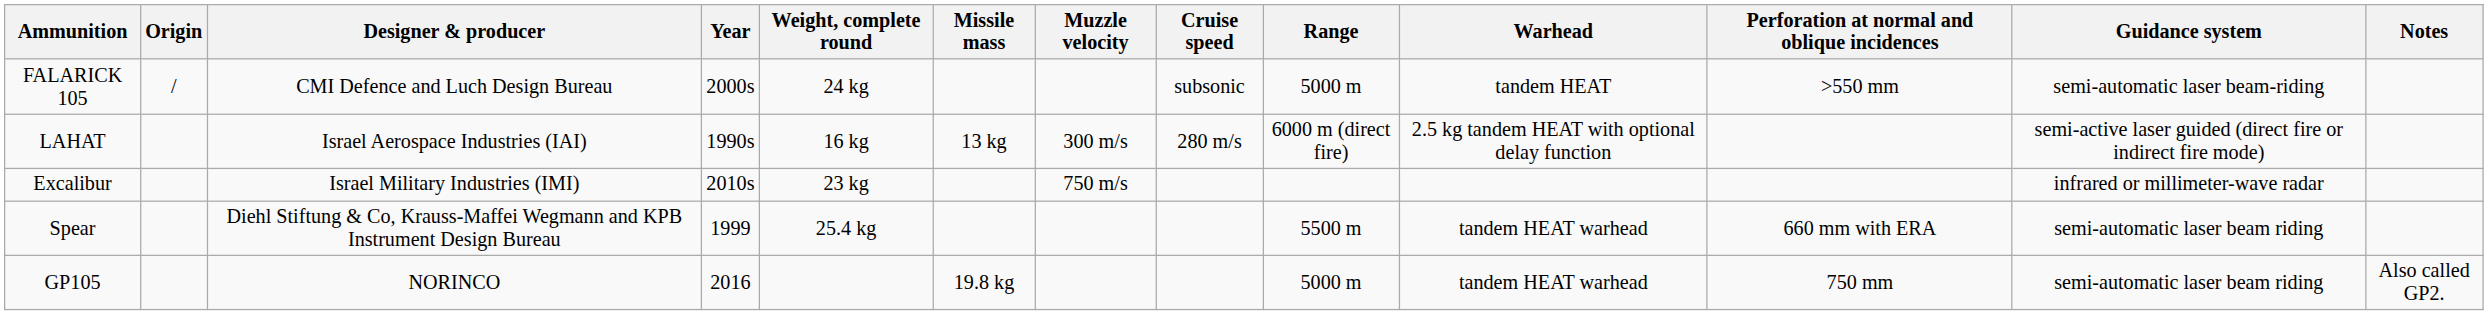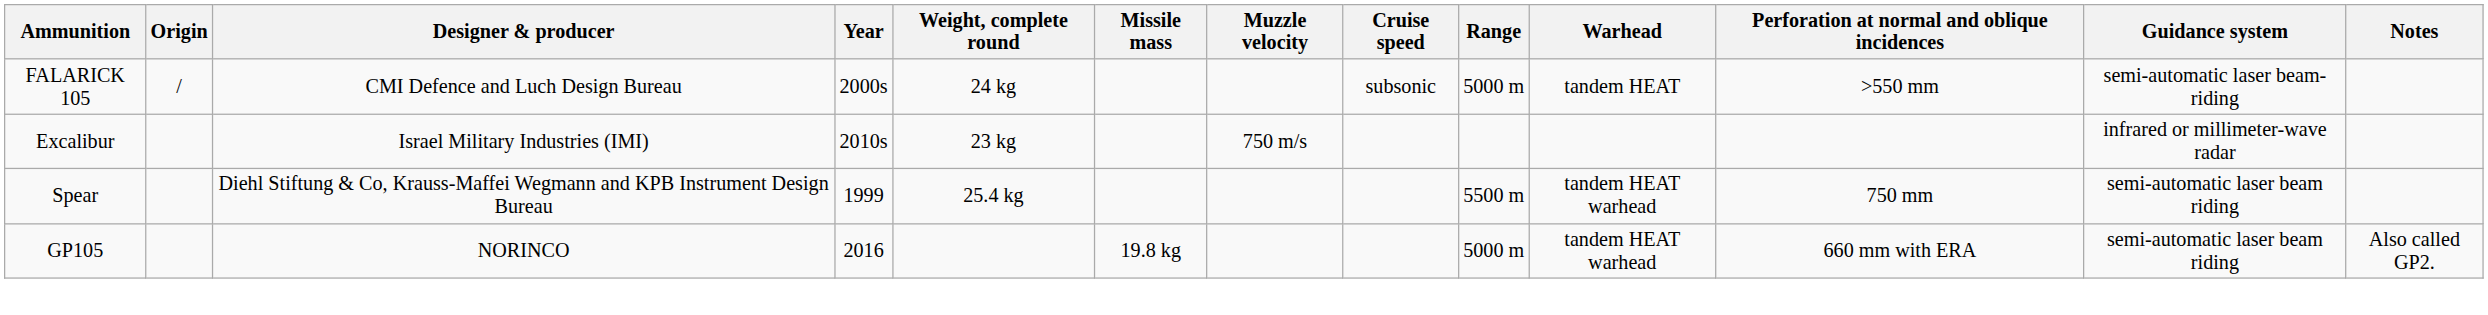- row: (73, 141)
(1860, 227) 660 mm with ERA -> (1900, 195) 750 mm
(1860, 282) 750 mm -> (1900, 250) 660 mm with ERA
